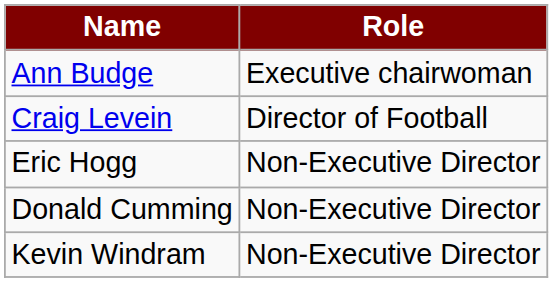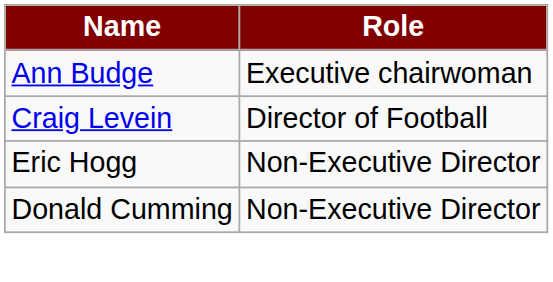- row: (109, 254)
